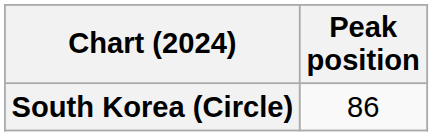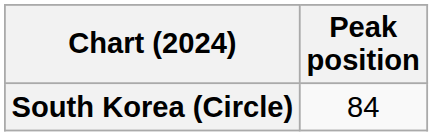(363, 106) 86 -> (363, 106) 84
